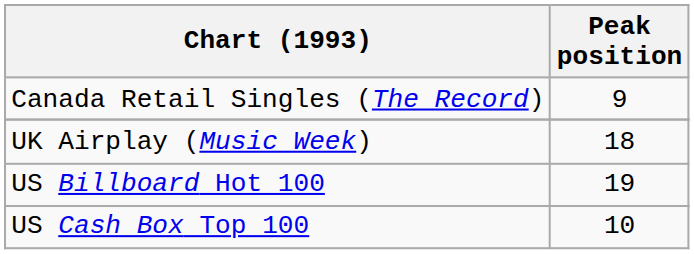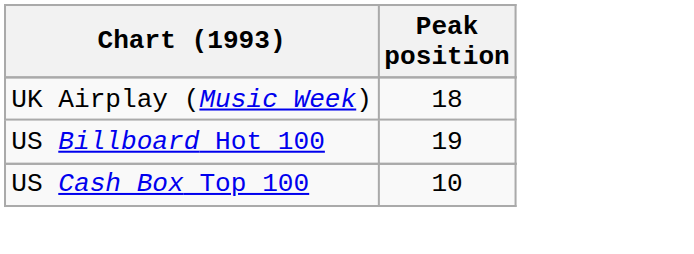- row: (278, 99)
